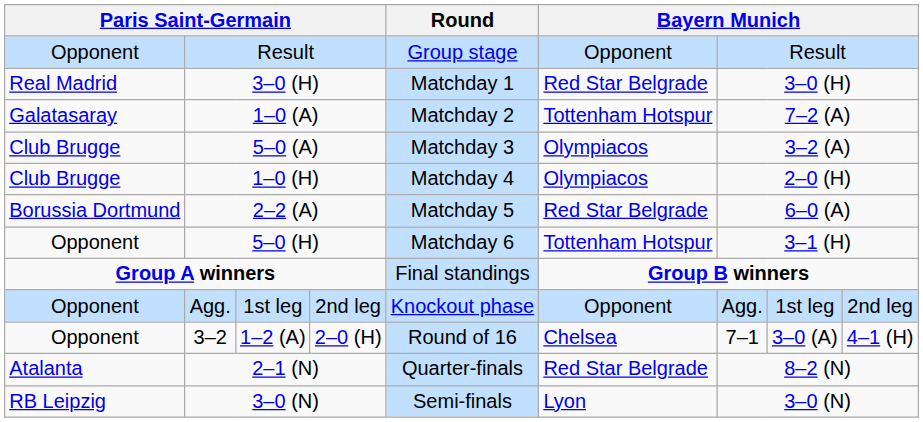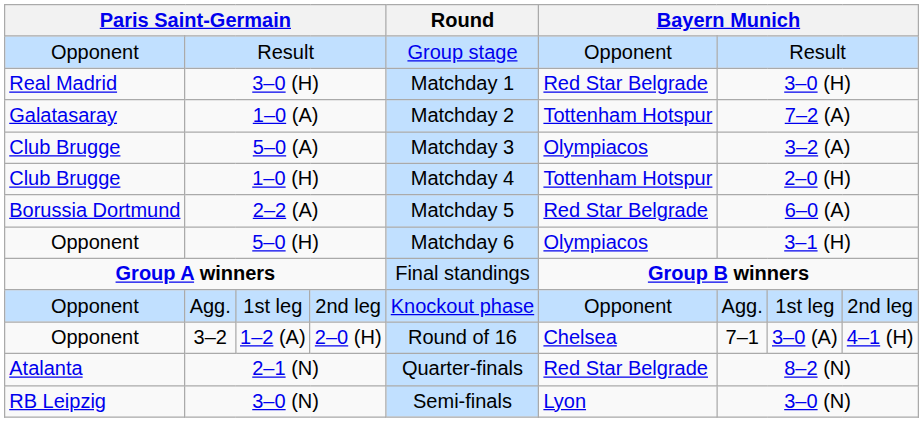(596, 178) Olympiacos -> (628, 178) Tottenham Hotspur
(628, 242) Tottenham Hotspur -> (596, 242) Olympiacos
